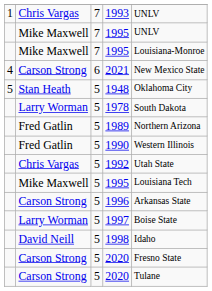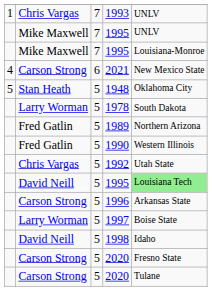(53, 182) Mike Maxwell -> (46, 182) David Neill
(163, 182) no background -> (163, 182) lightgreen background
